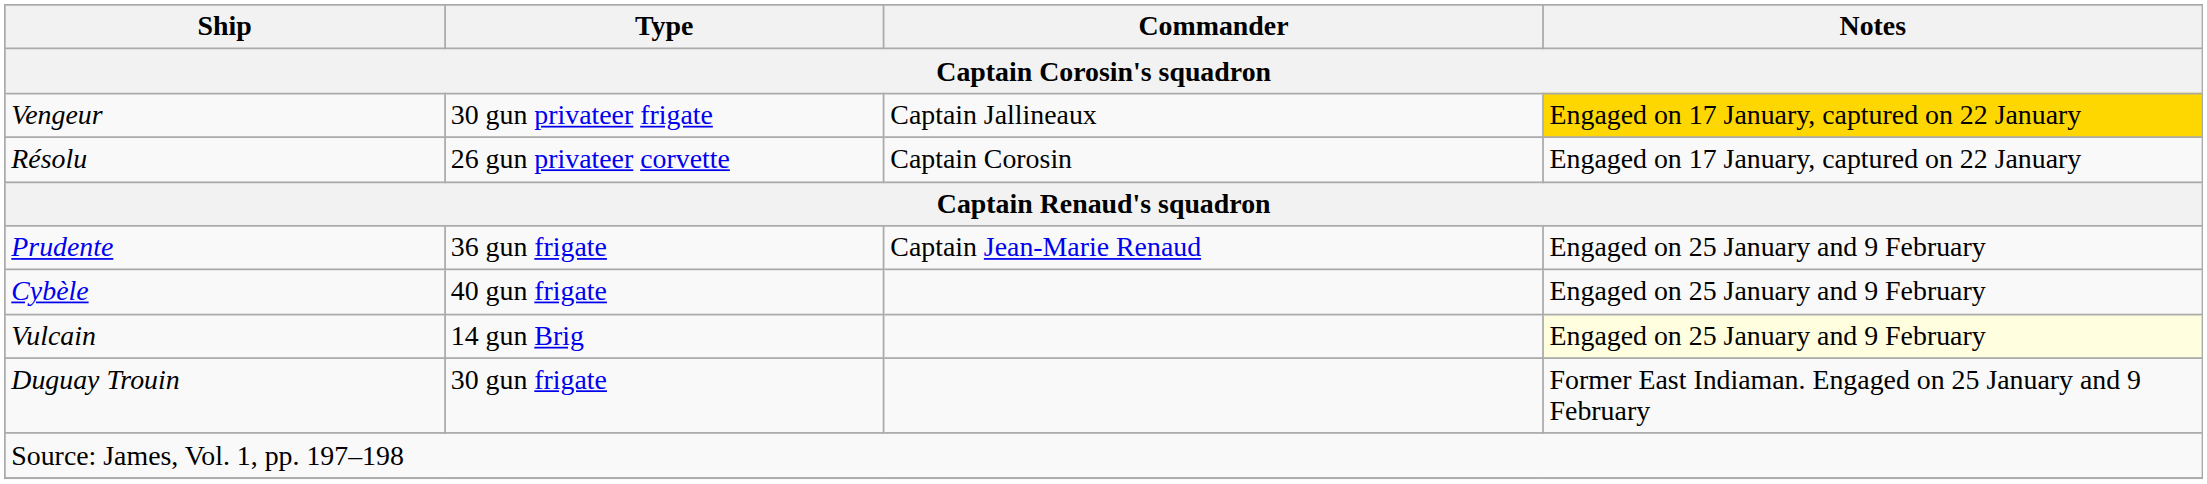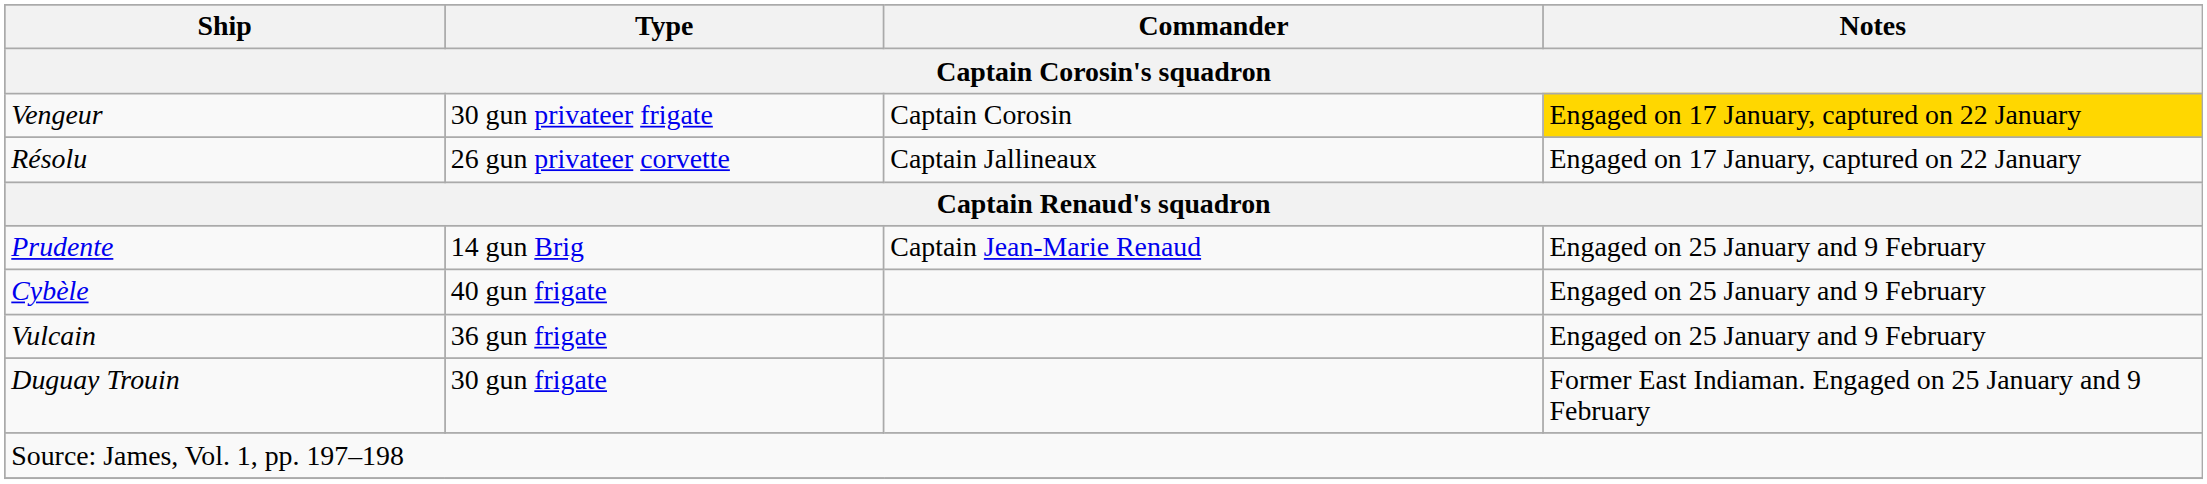(994, 114) Captain Jallineaux -> (981, 114) Captain Corosin
(981, 159) Captain Corosin -> (994, 159) Captain Jallineaux
(529, 247) 36 gun frigate -> (517, 247) 14 gun Brig
(517, 335) 14 gun Brig -> (529, 335) 36 gun frigate
(1768, 335) lightyellow background -> (1768, 335) no background
